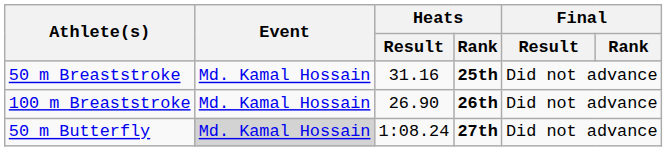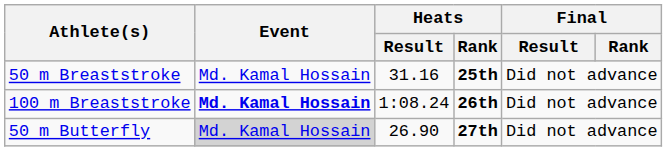(285, 103) normal -> (285, 103) bold
(414, 103) 26.90 -> (414, 103) 1:08.24
(414, 132) 1:08.24 -> (414, 132) 26.90
